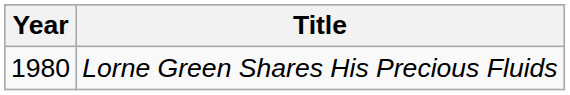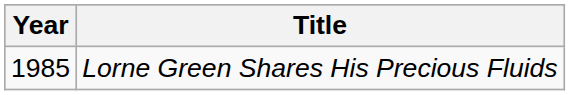(40, 67) 1980 -> (40, 67) 1985
